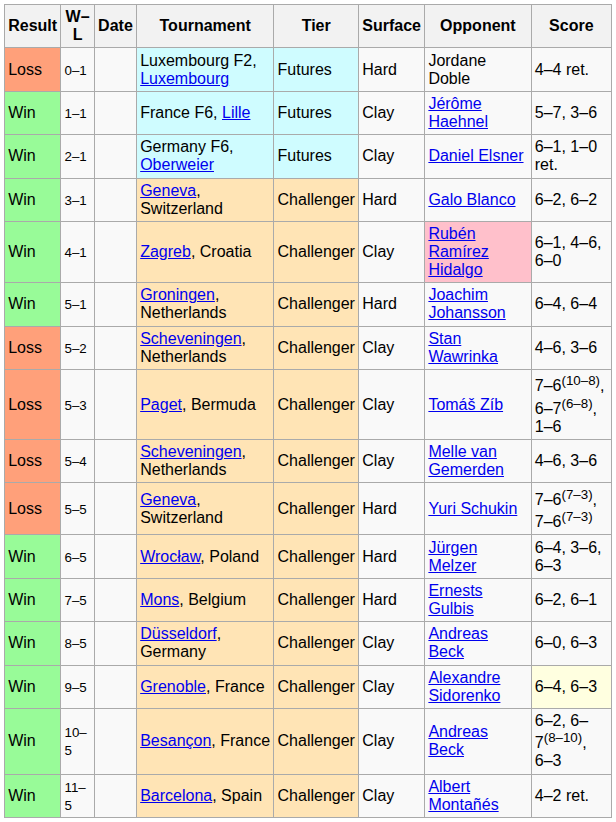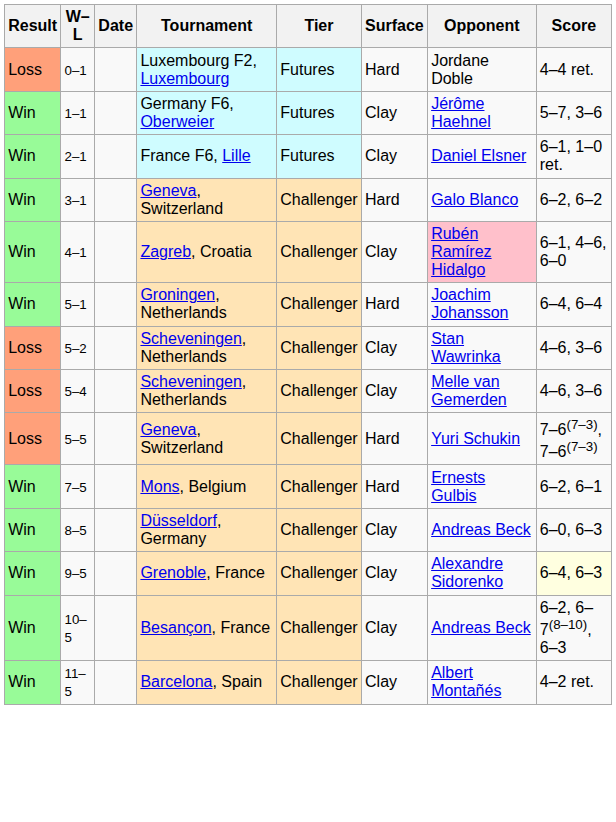(195, 112) France F6, Lille -> (187, 112) Germany F6, Oberweier
(187, 156) Germany F6, Oberweier -> (196, 156) France F6, Lille
- row: (76, 405)
- row: (76, 557)
